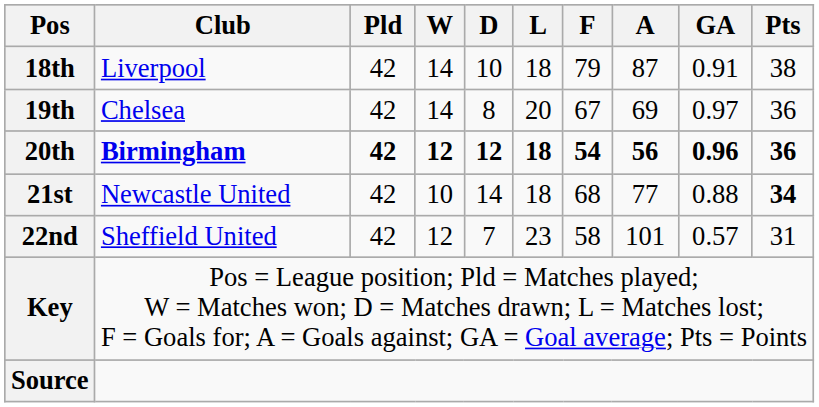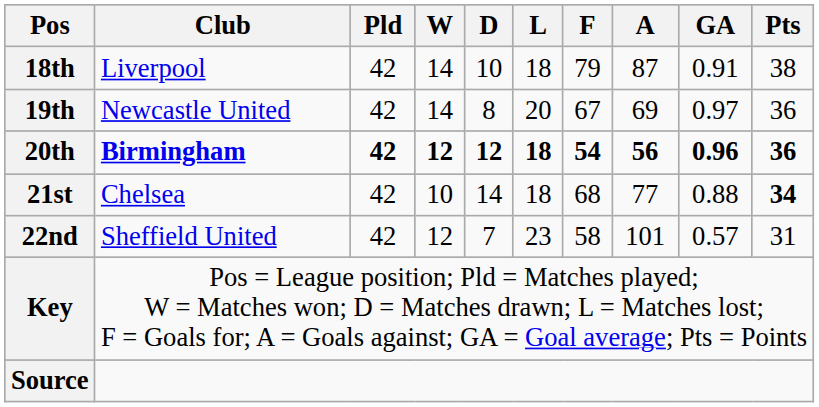(143, 109) Chelsea -> (196, 109) Newcastle United
(196, 194) Newcastle United -> (143, 194) Chelsea
